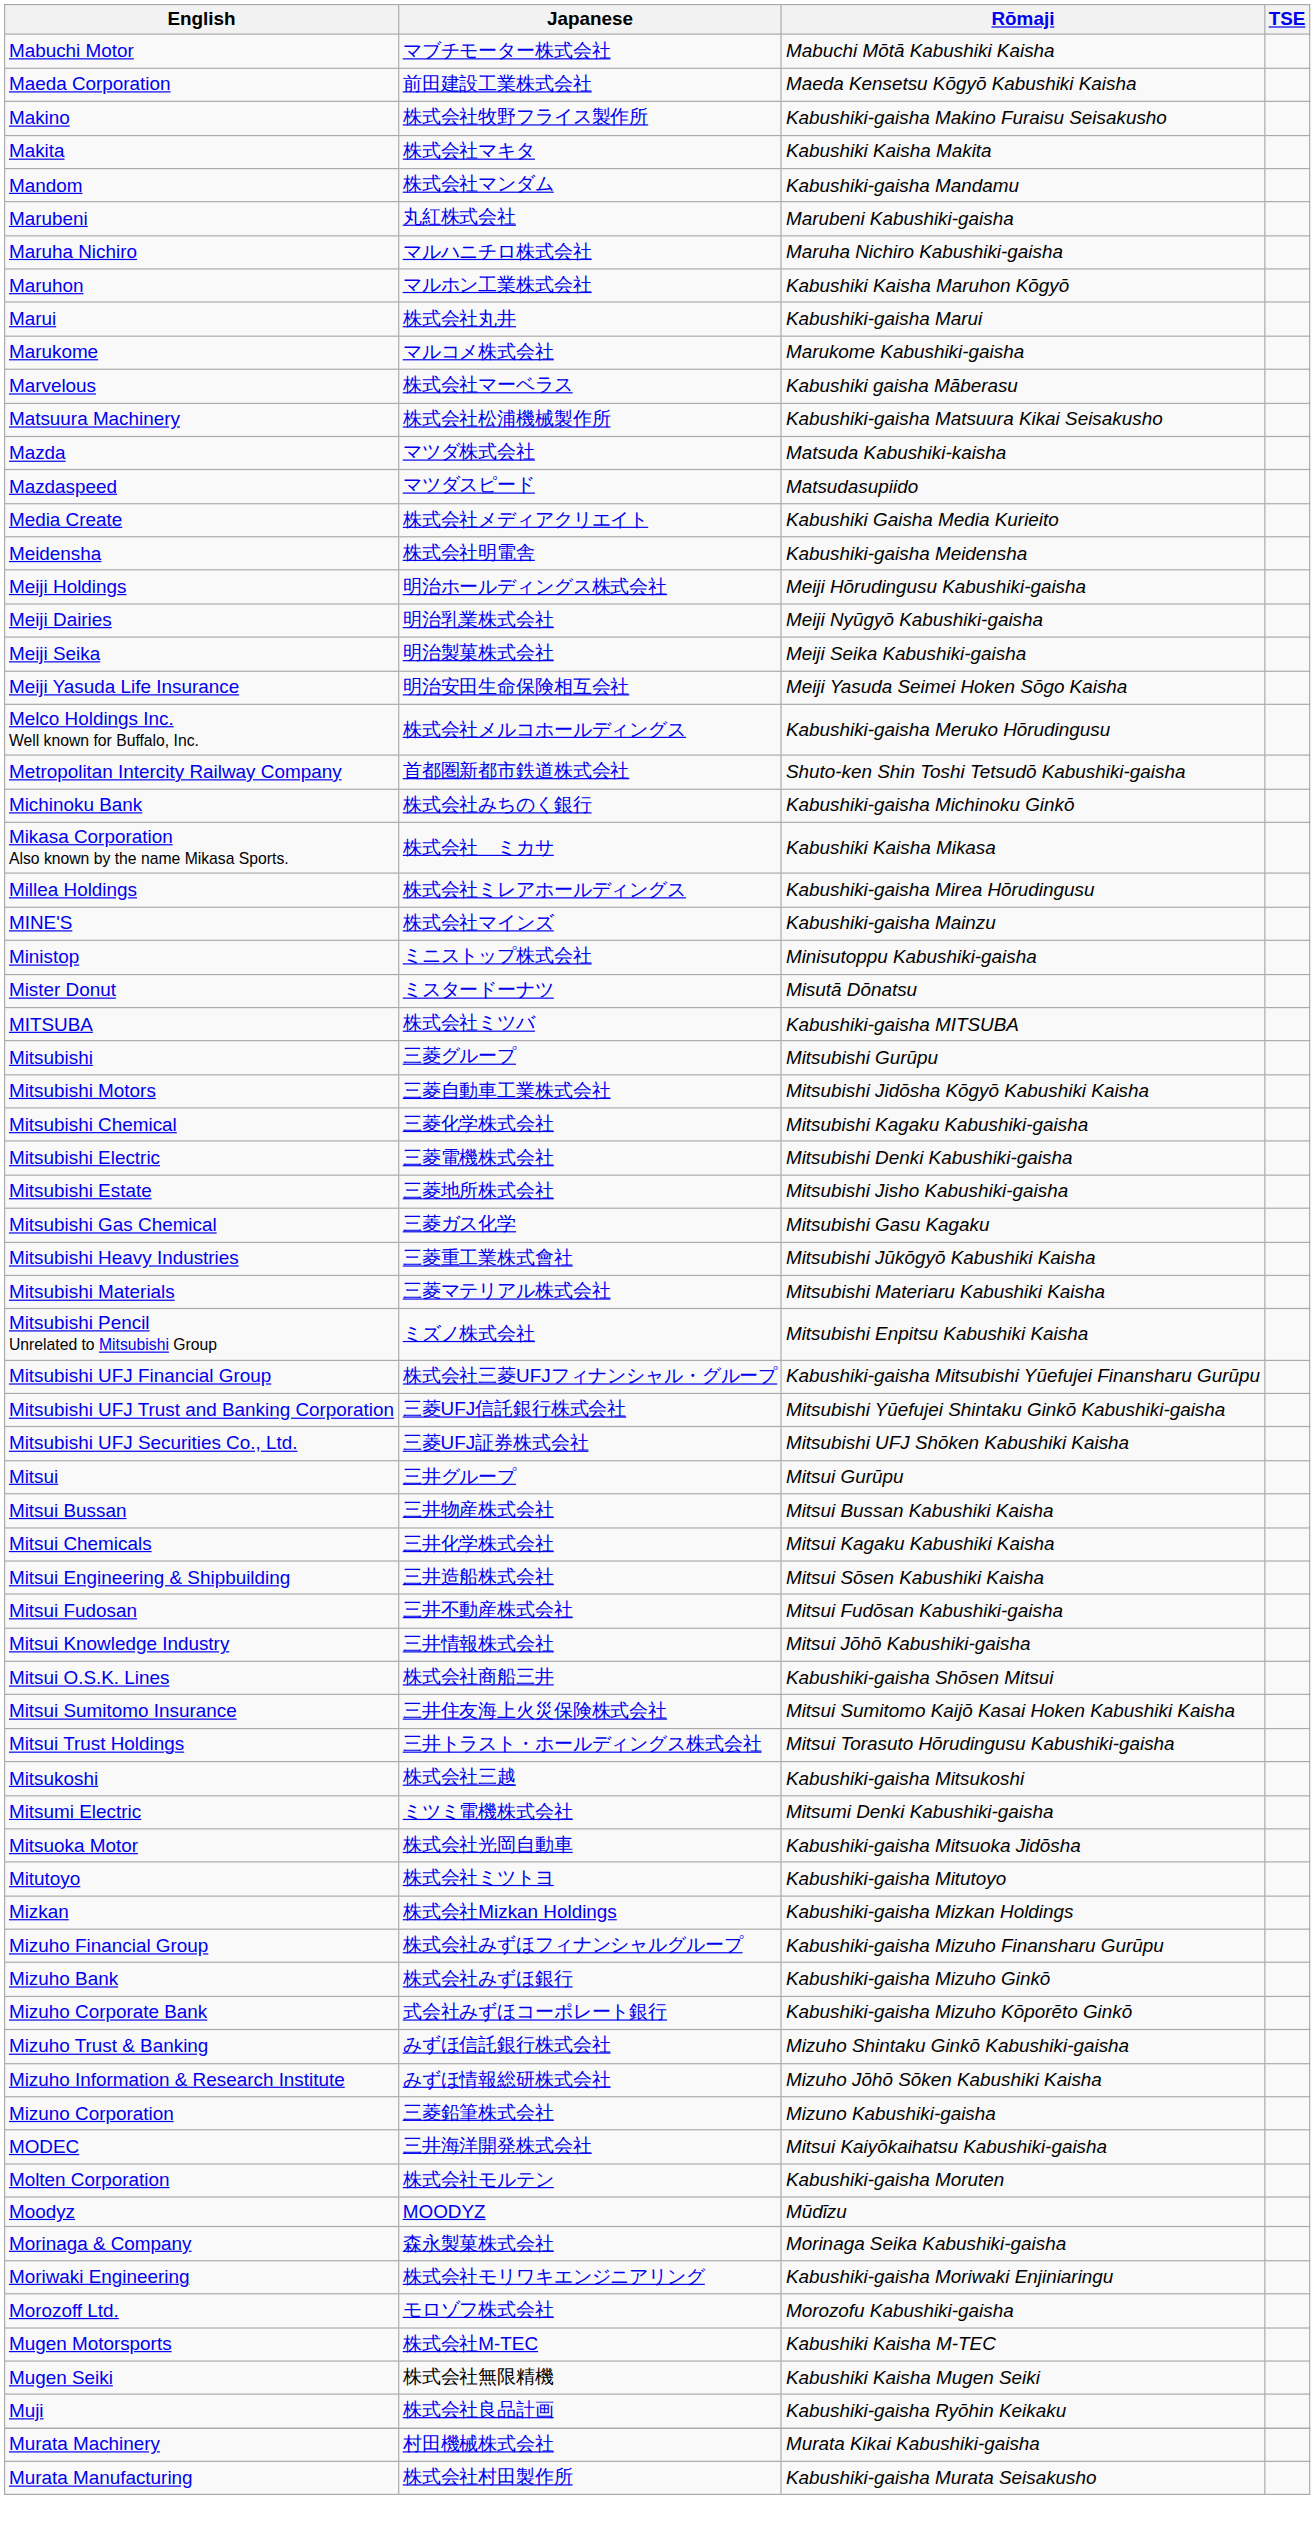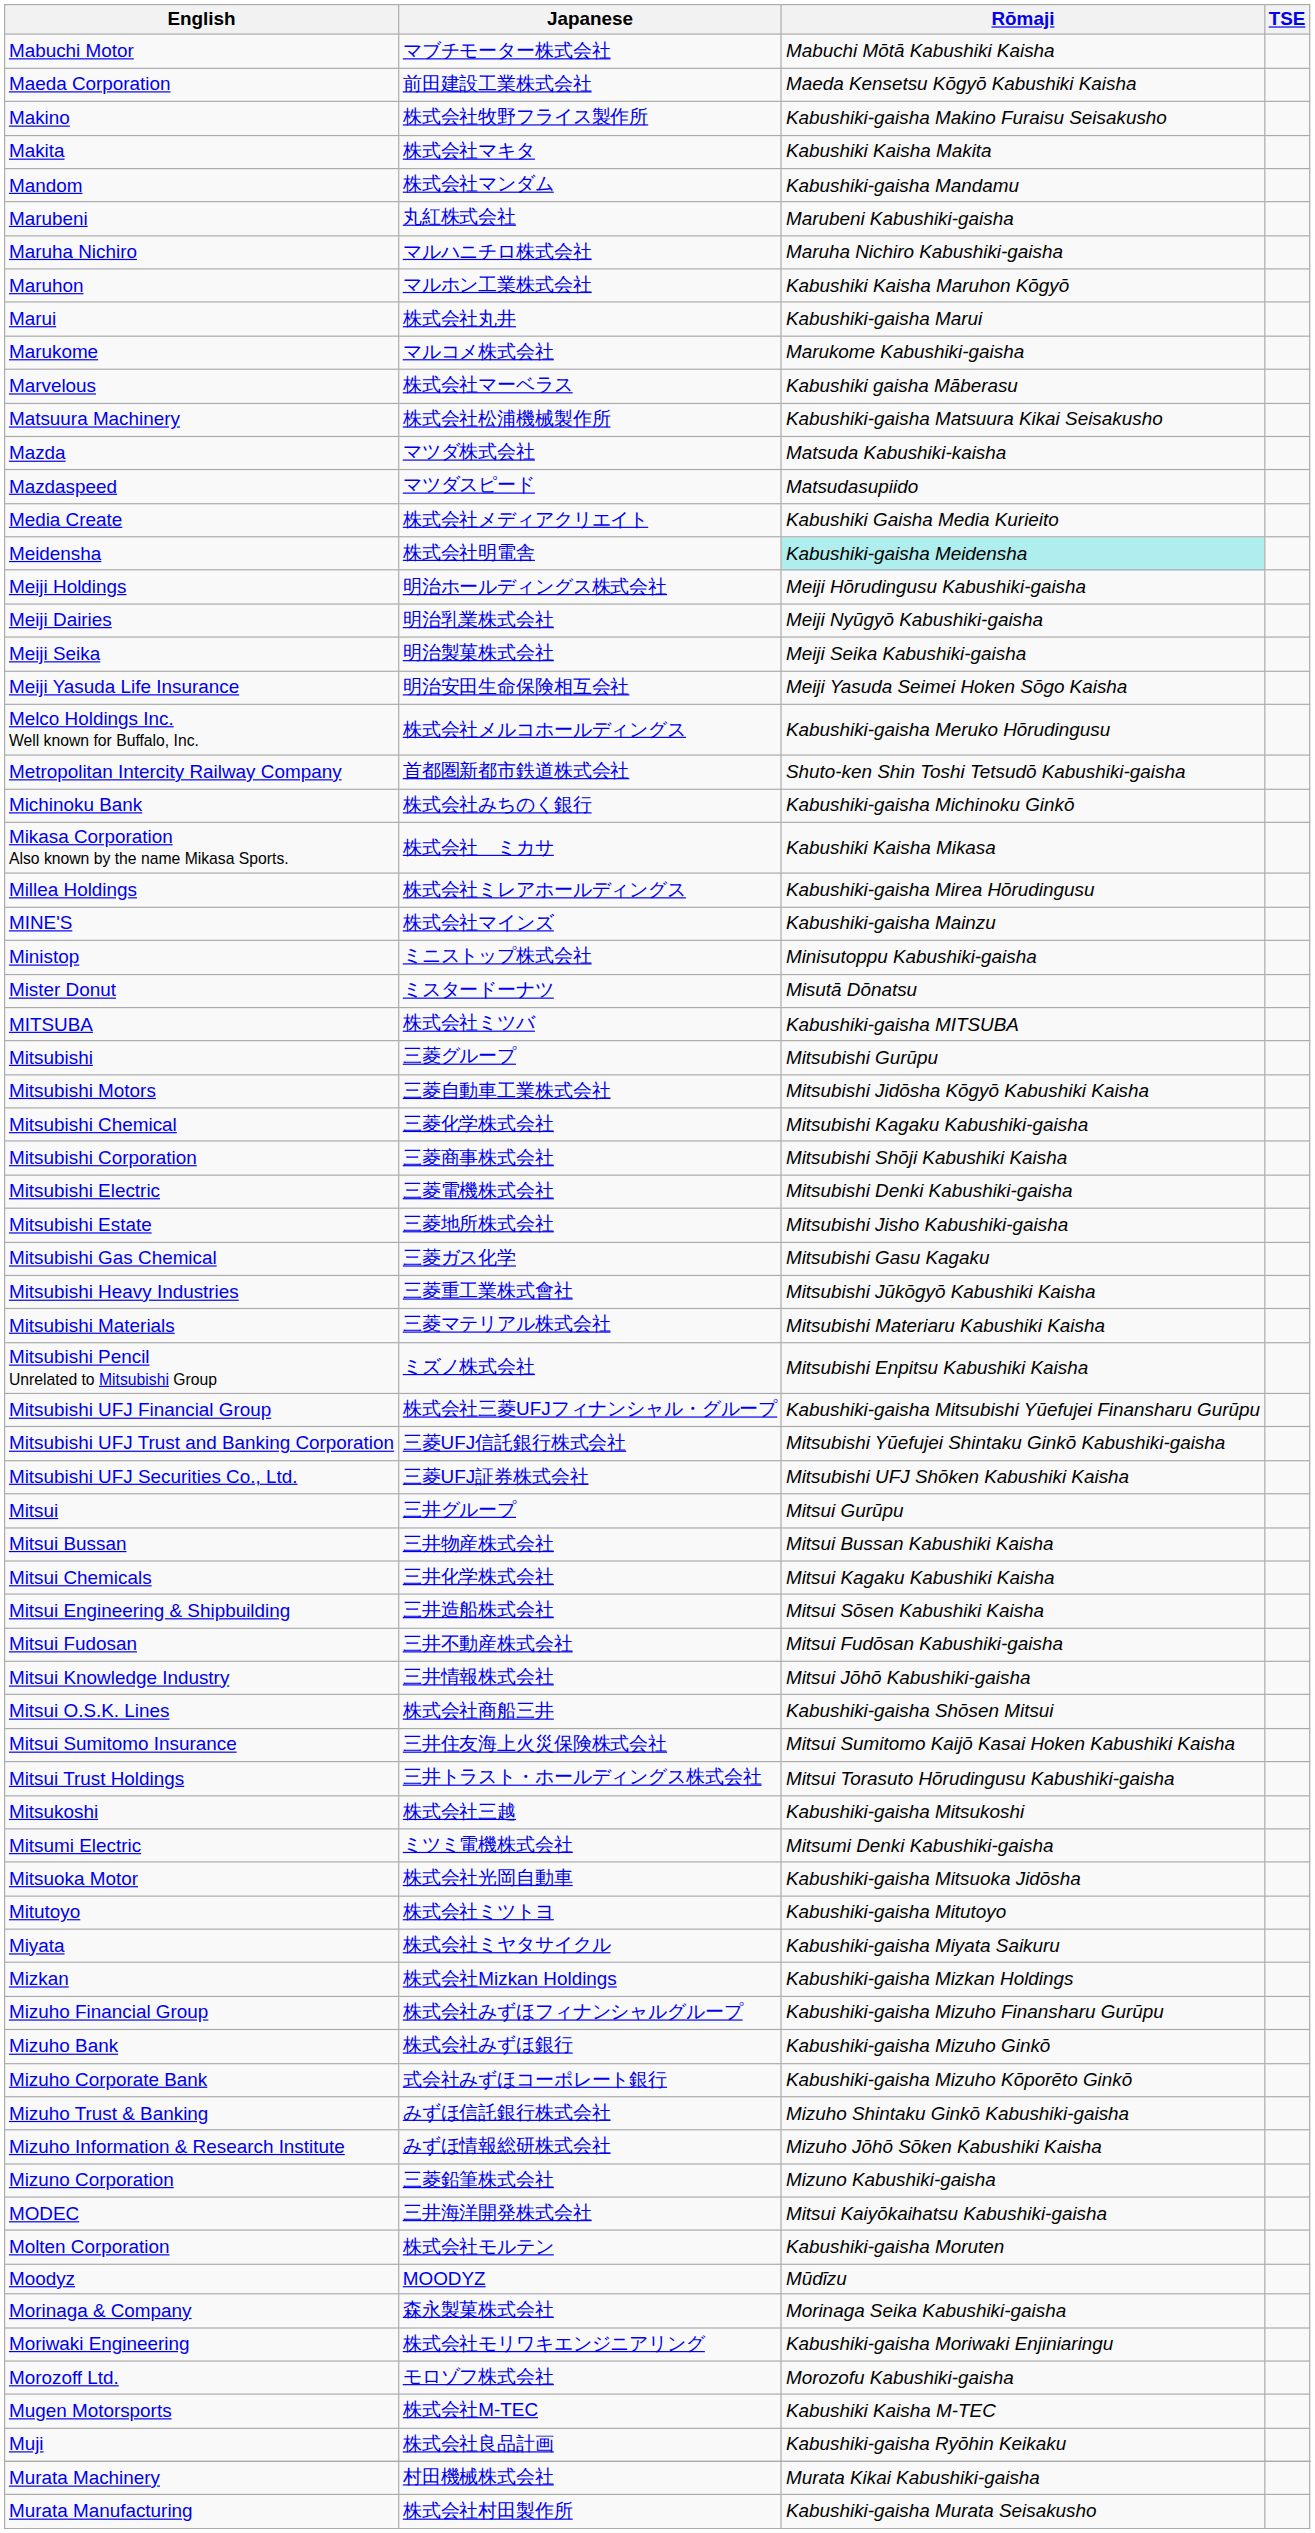(907, 553) no background -> (907, 553) paleturquoise background
+ row: (103, 1158)
+ row: (37, 1945)
- row: (61, 2377)
